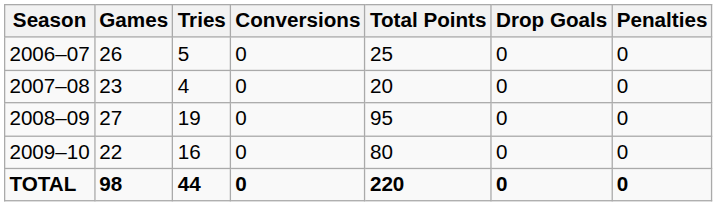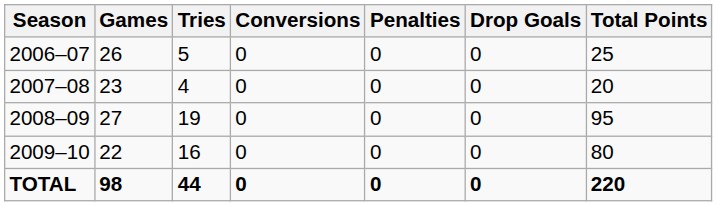columns swapped: (662, 20) <-> (428, 20)
